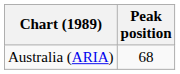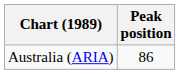(146, 57) 68 -> (146, 57) 86
